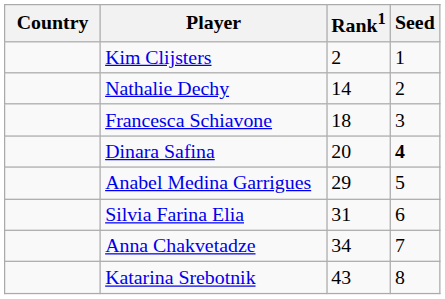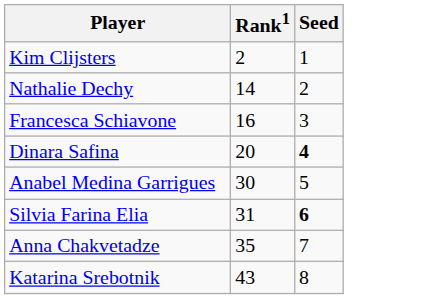- column: (53, 22)
(341, 119) 18 -> (245, 119) 16
(341, 182) 29 -> (245, 182) 30
(400, 214) normal -> (304, 214) bold
(341, 245) 34 -> (245, 245) 35
